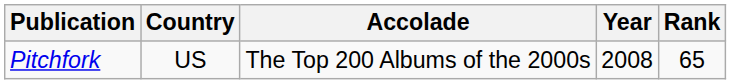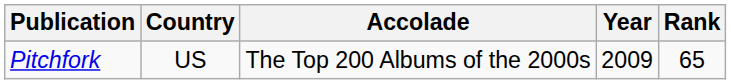(627, 59) 2008 -> (627, 59) 2009
